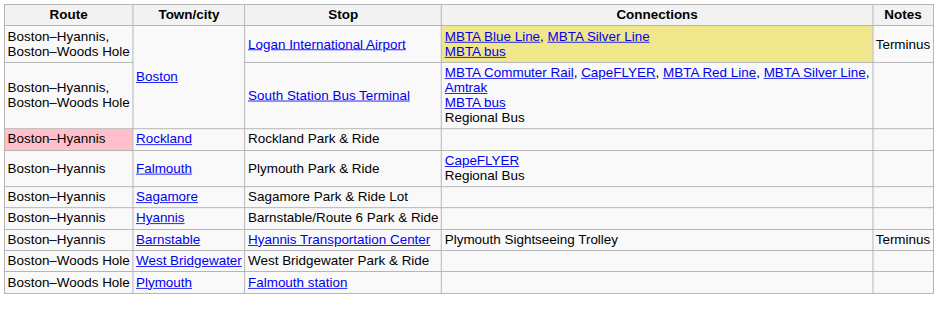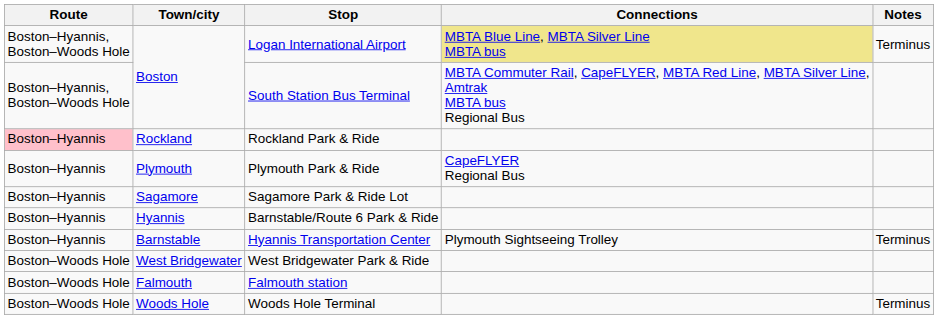(164, 168) Falmouth -> (164, 168) Plymouth
(164, 282) Plymouth -> (164, 282) Falmouth
+ row: (312, 303)
